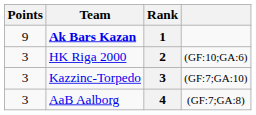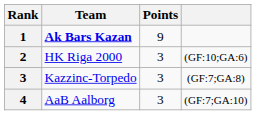columns swapped: (163, 15) <-> (25, 15)
(216, 79) (GF:7;GA:10) -> (216, 79) (GF:7;GA:8)
(216, 100) (GF:7;GA:8) -> (216, 100) (GF:7;GA:10)
